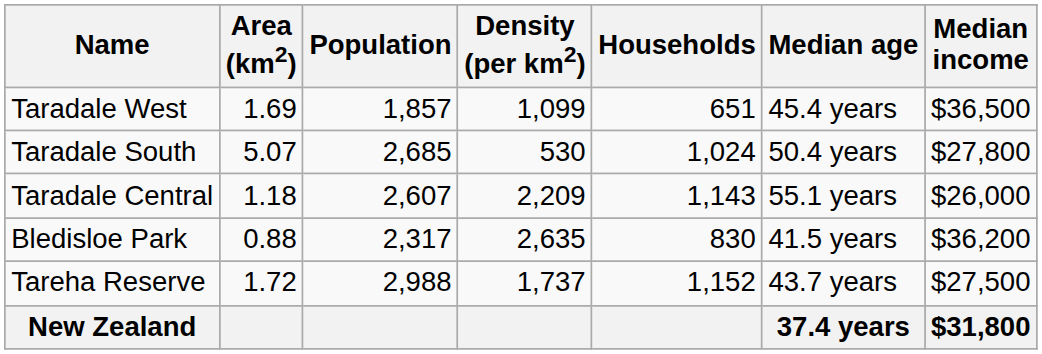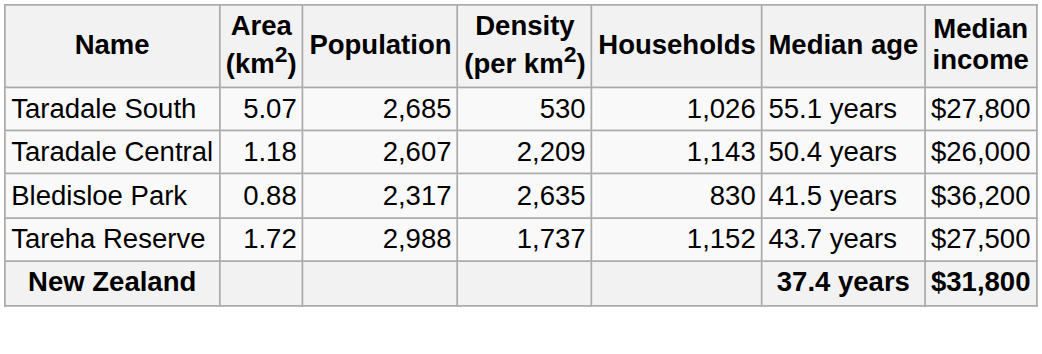- row: (99, 108)
(721, 152) 1,024 -> (721, 108) 1,026
(833, 152) 50.4 years -> (833, 108) 55.1 years
(833, 195) 55.1 years -> (833, 152) 50.4 years
